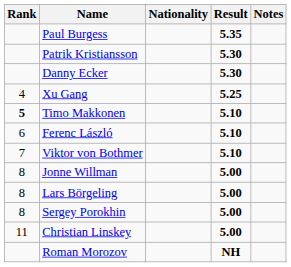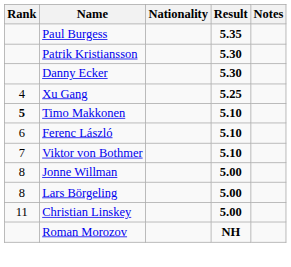- row: (84, 212)
